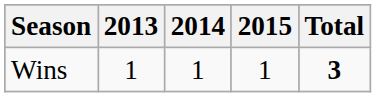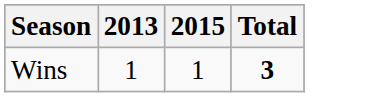- column: (198, 26)
